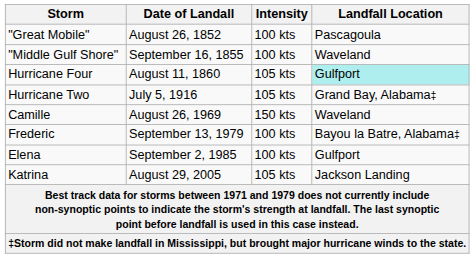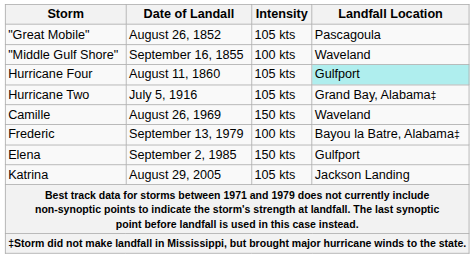(275, 34) 100 kts -> (275, 34) 105 kts
(275, 154) 100 kts -> (275, 154) 150 kts
